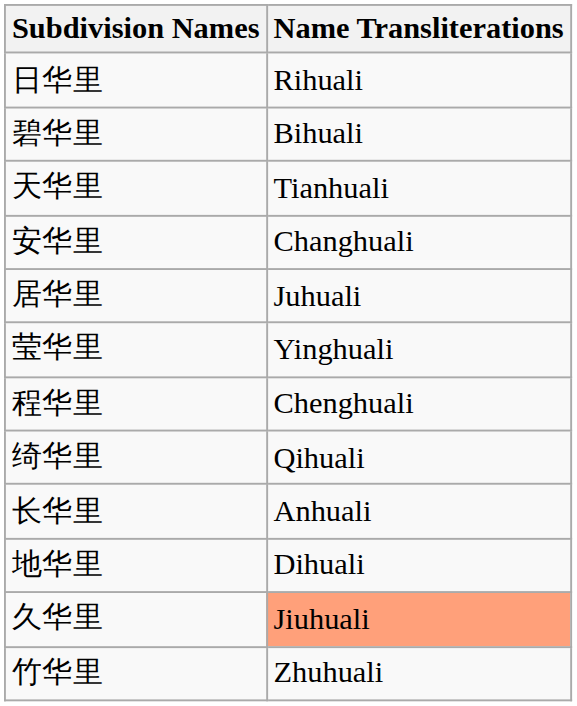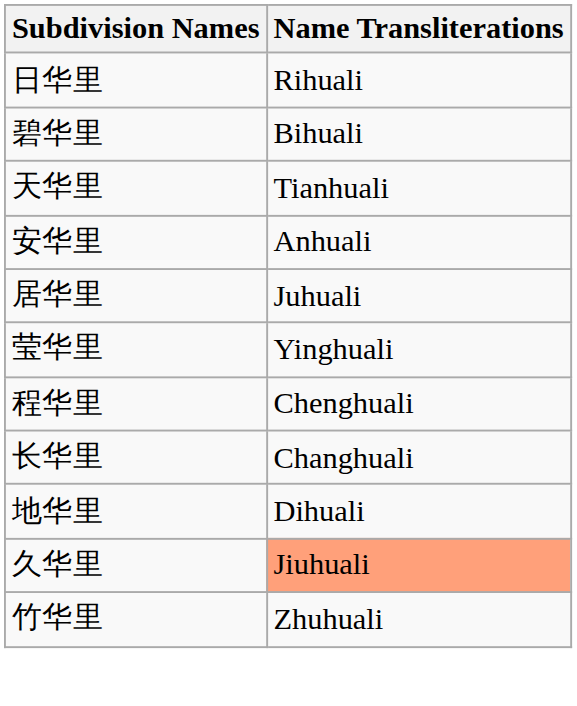(344, 241) Changhuali -> (322, 241) Anhuali
- row: (58, 456)
(322, 510) Anhuali -> (344, 457) Changhuali
